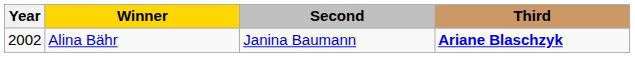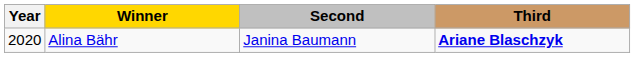(25, 40) 2002 -> (25, 40) 2020
